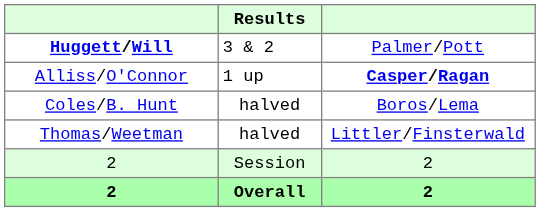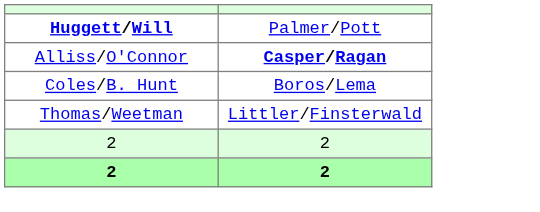- column: (270, 19)
